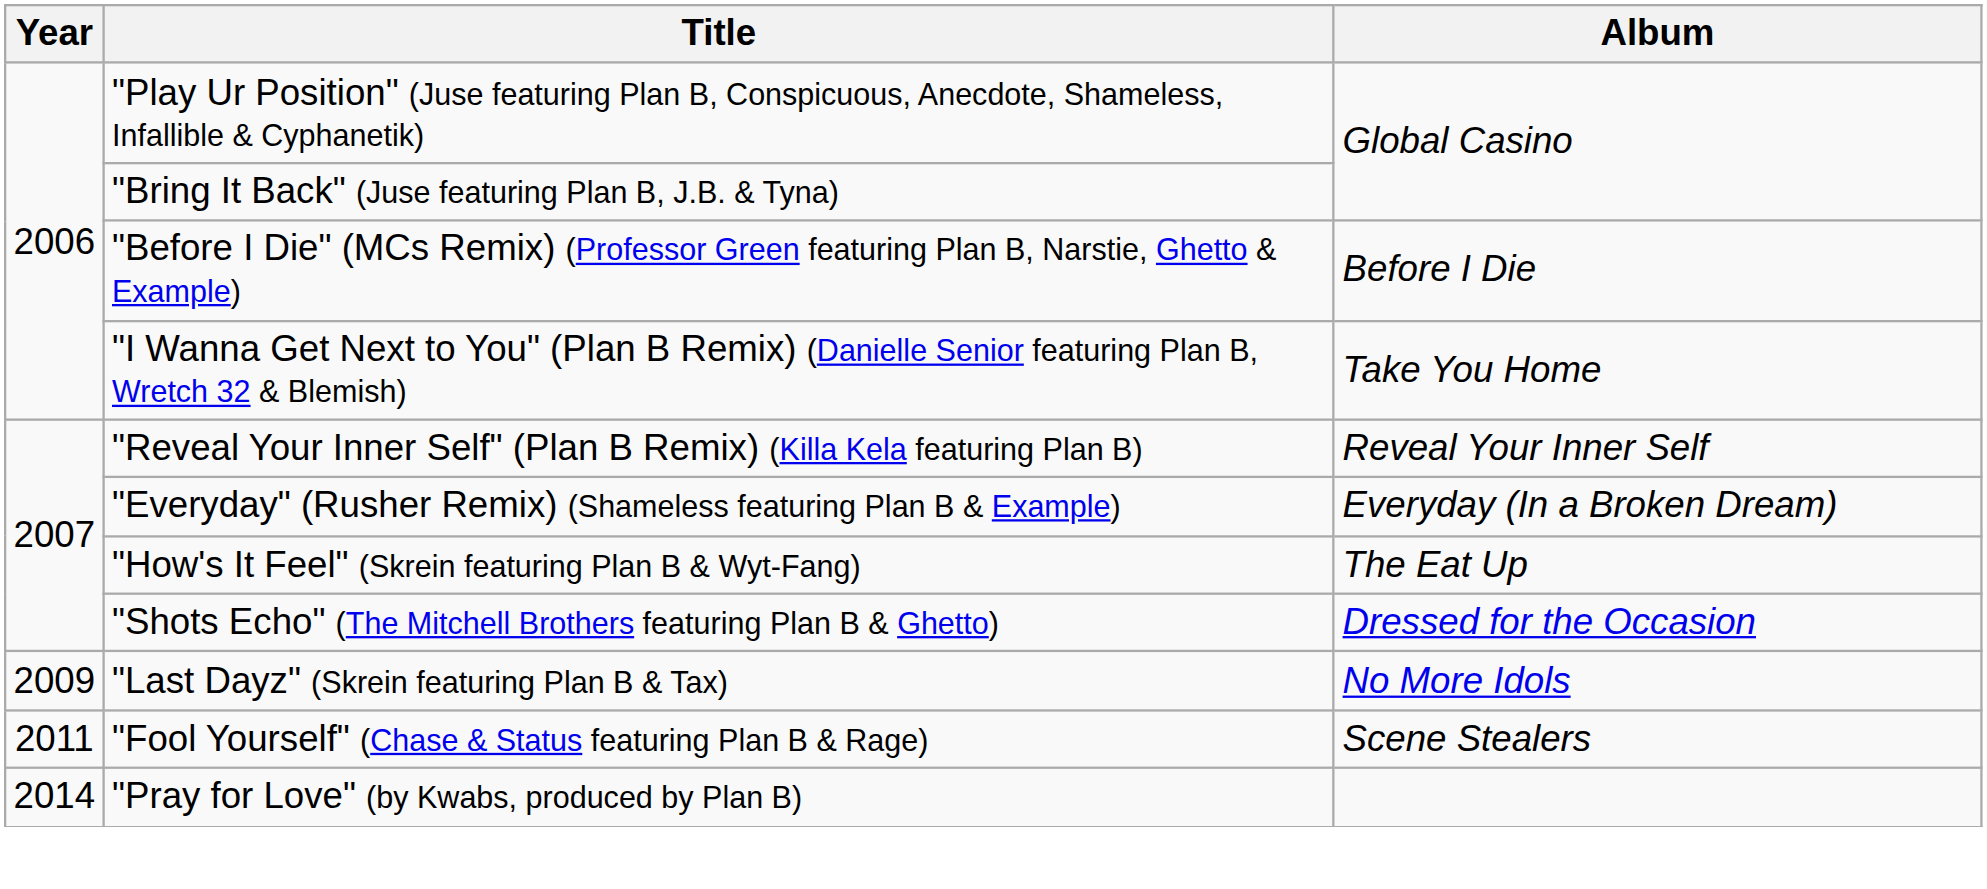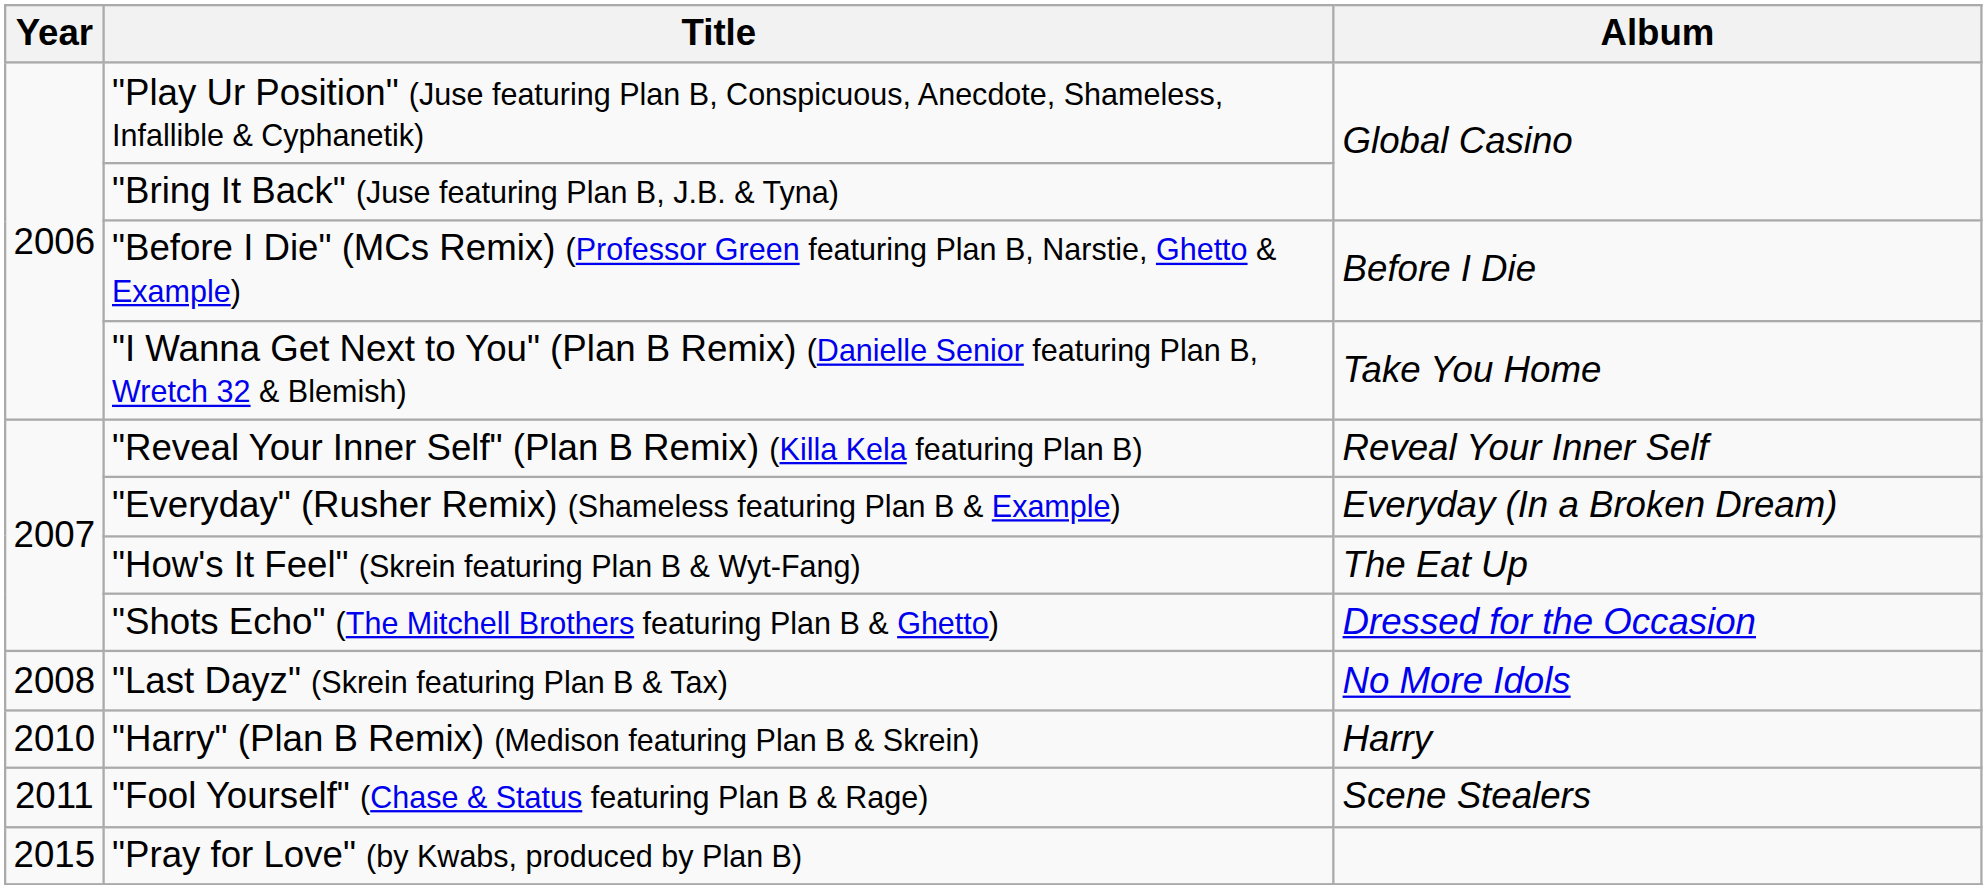(54, 680) 2009 -> (54, 680) 2008
+ row: (546, 738)
(54, 796) 2014 -> (54, 854) 2015
